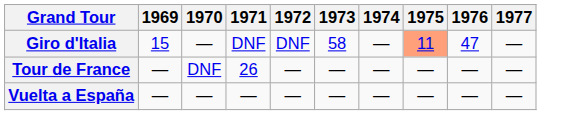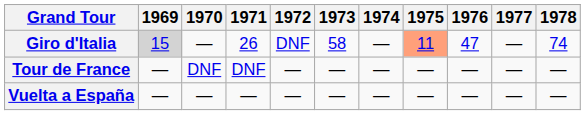+ column: (558, 17)
(160, 43) no background -> (160, 43) lightgrey background
(249, 43) DNF -> (249, 43) 26
(249, 69) 26 -> (249, 69) DNF
